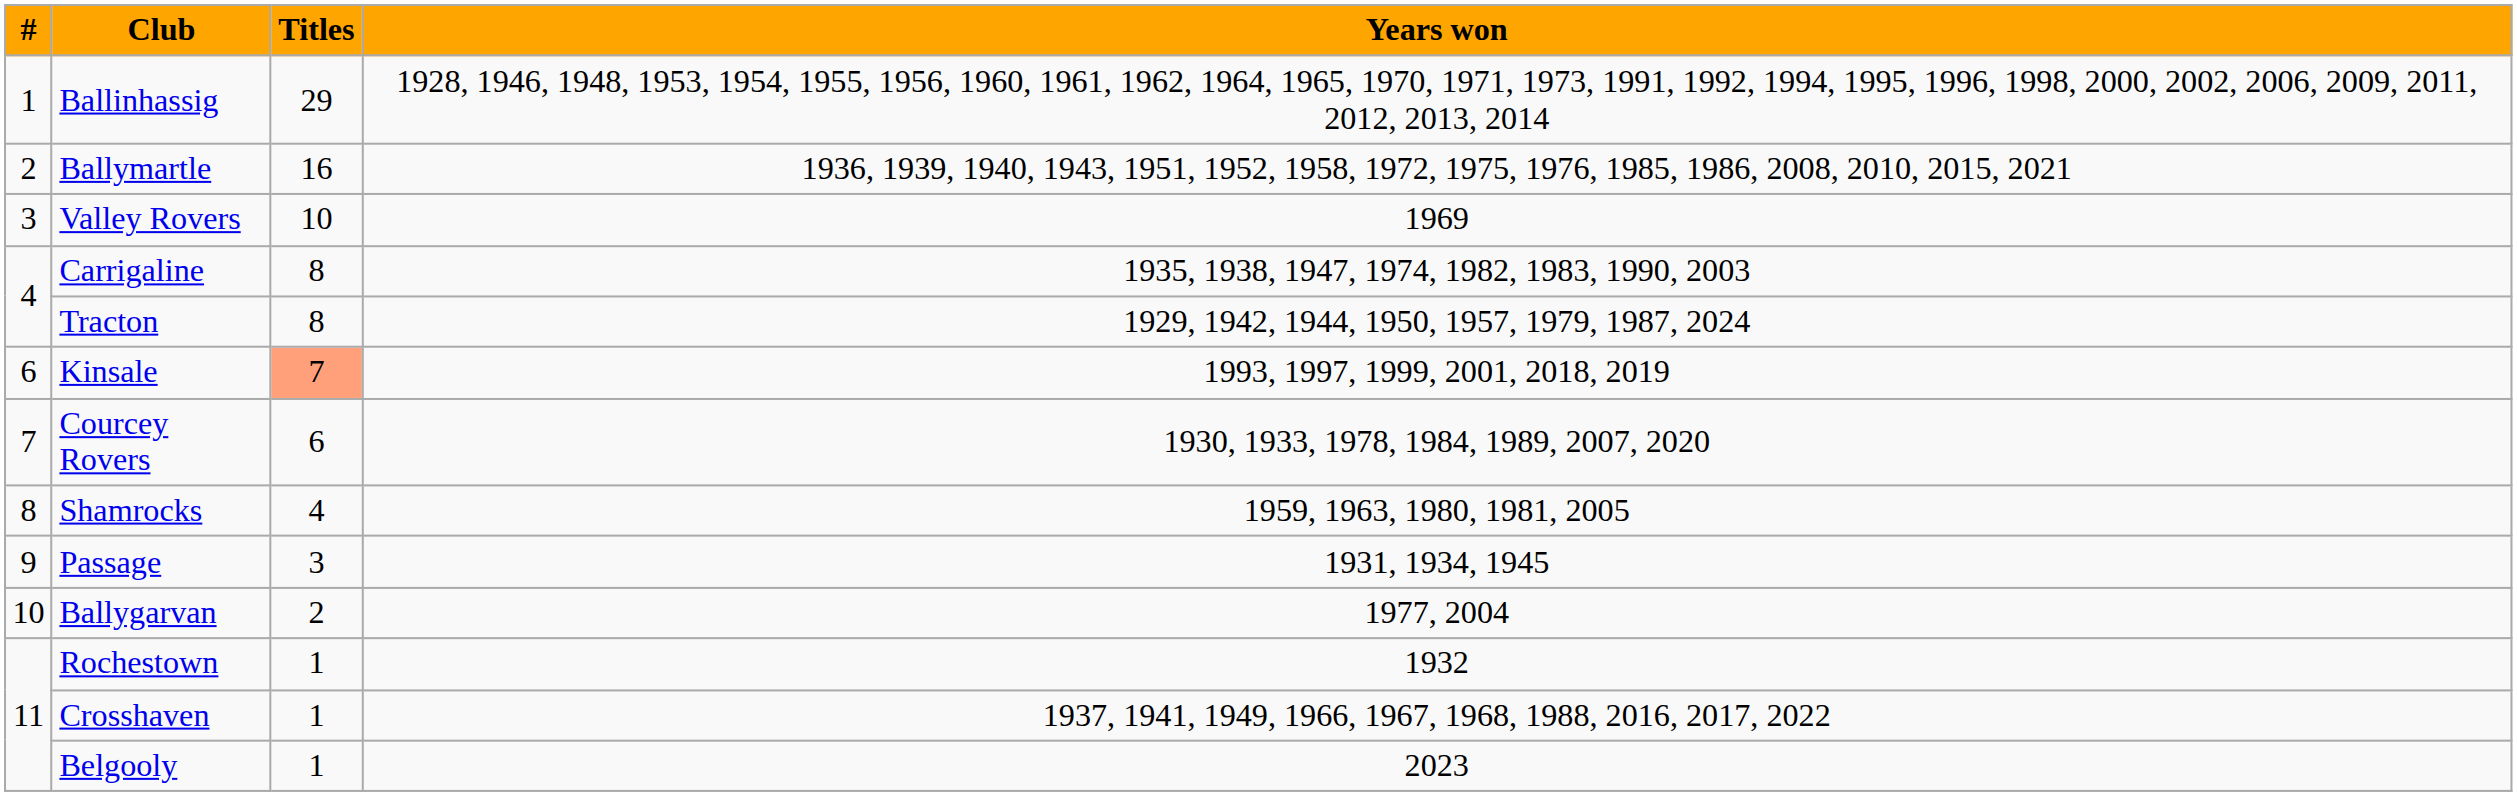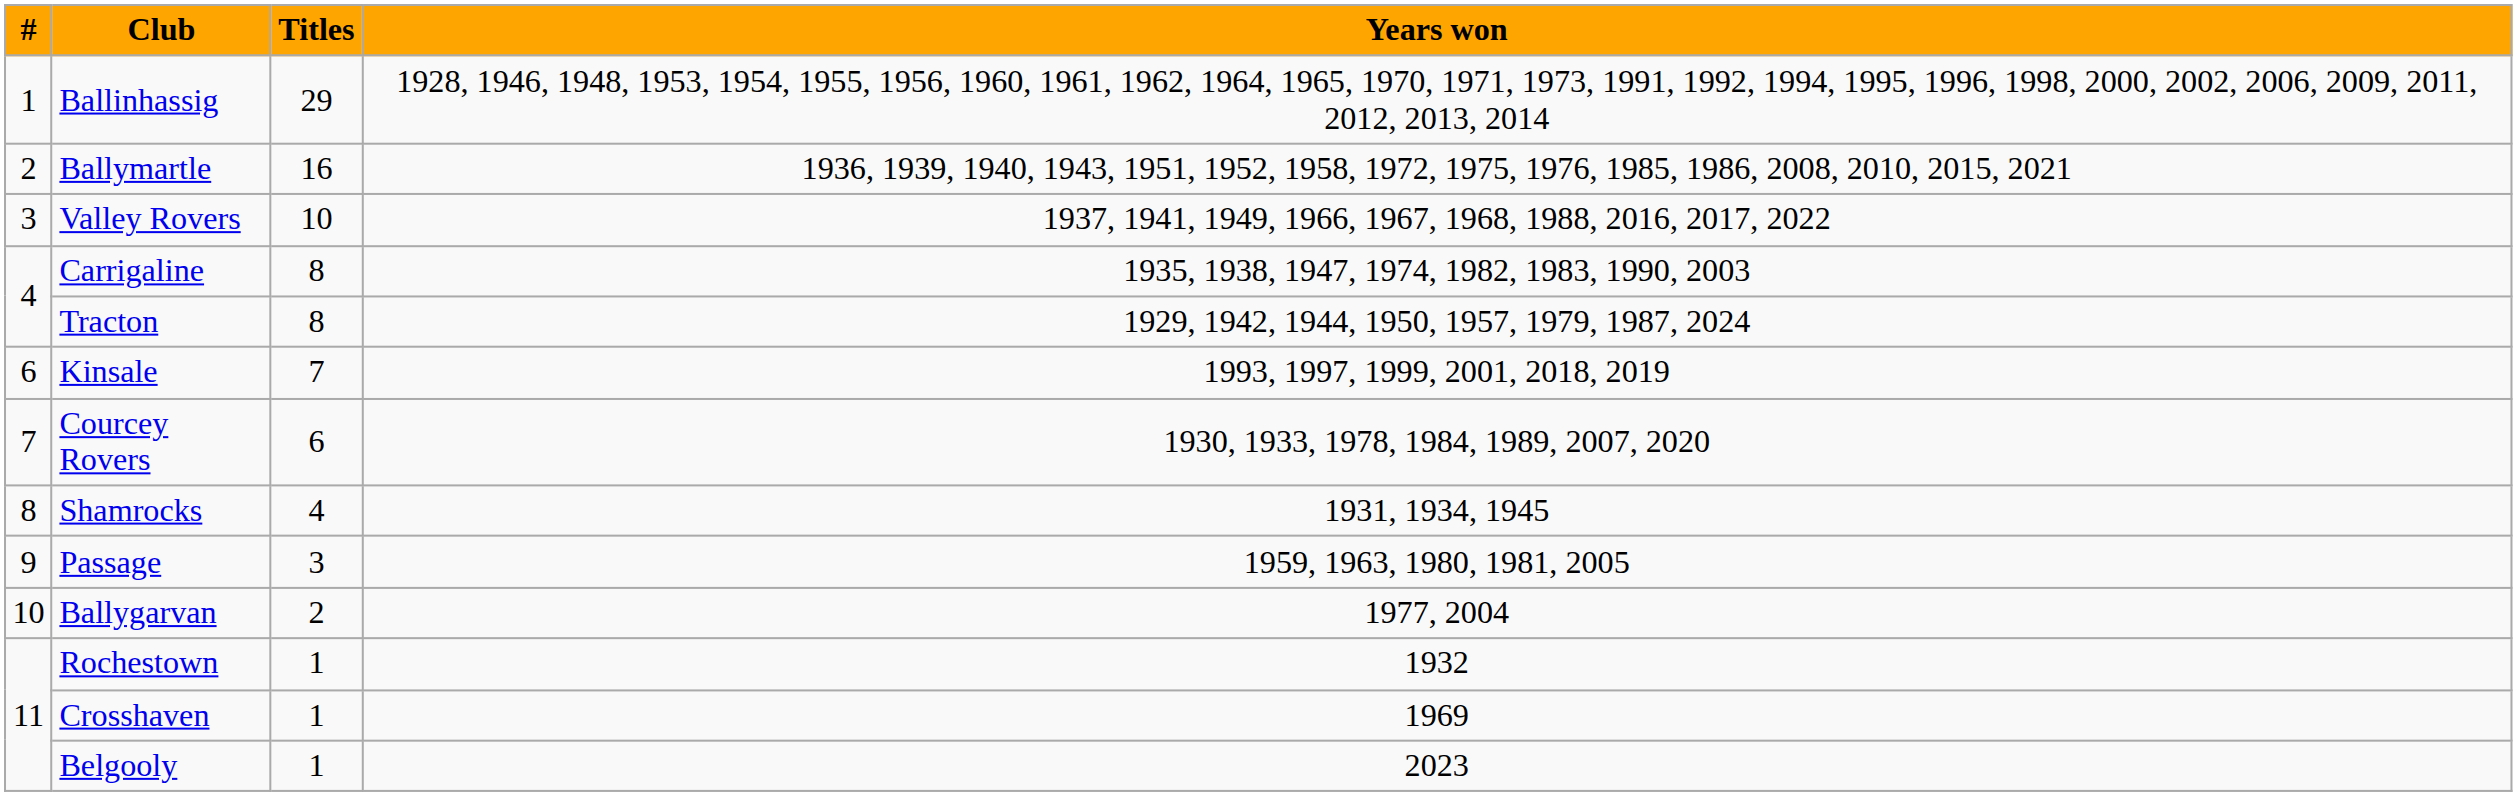(1437, 219) 1969 -> (1437, 219) 1937, 1941, 1949, 1966, 1967, 1968, 1988, 2016, 2017, 2022
(316, 372) lightsalmon background -> (316, 372) no background
(1437, 510) 1959, 1963, 1980, 1981, 2005 -> (1437, 510) 1931, 1934, 1945
(1437, 561) 1931, 1934, 1945 -> (1437, 561) 1959, 1963, 1980, 1981, 2005
(1437, 714) 1937, 1941, 1949, 1966, 1967, 1968, 1988, 2016, 2017, 2022 -> (1437, 714) 1969
